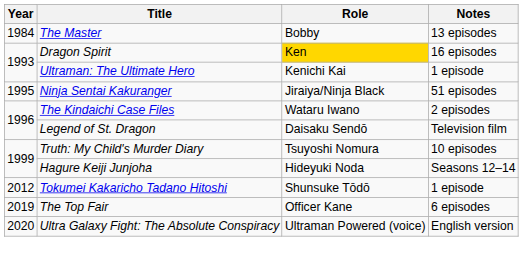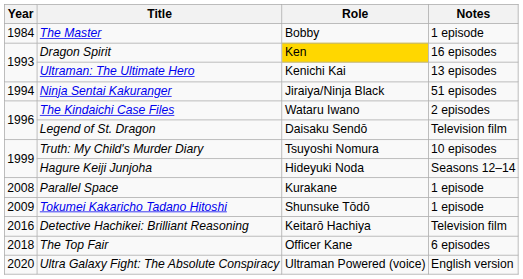(464, 33) 13 episodes -> (457, 33) 1 episode
(457, 71) 1 episode -> (464, 71) 13 episodes
(21, 91) 1995 -> (21, 91) 1994
+ row: (79, 187)
(21, 187) 2012 -> (21, 206) 2009
+ row: (144, 226)
(21, 206) 2019 -> (21, 245) 2018
